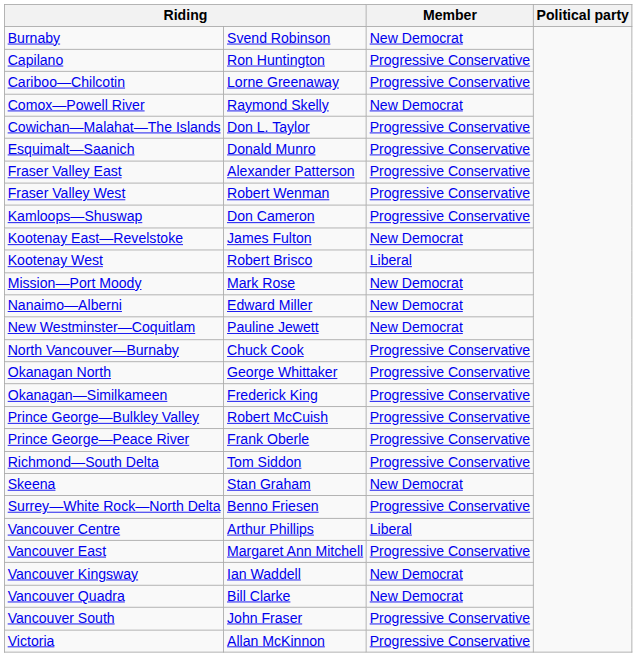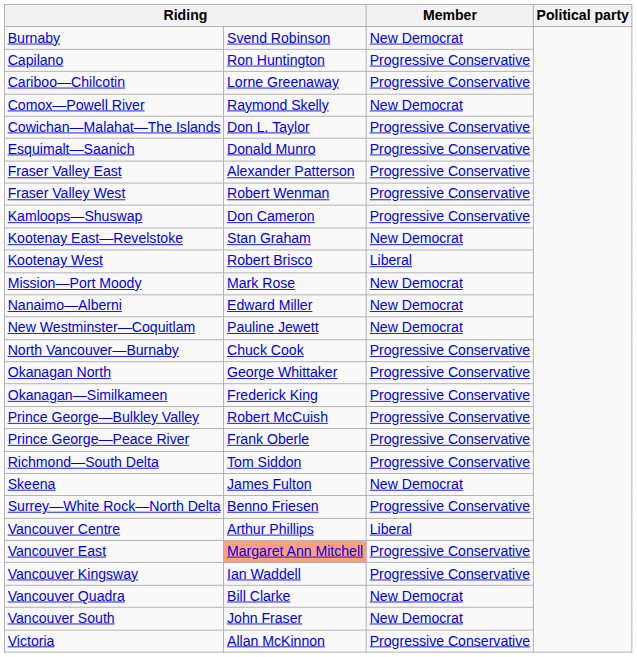(269, 238) James Fulton -> (269, 238) Stan Graham
(269, 484) Stan Graham -> (269, 484) James Fulton
(295, 551) no background -> (295, 551) lightsalmon background
(416, 573) New Democrat -> (450, 573) Progressive Conservative
(450, 618) Progressive Conservative -> (416, 618) New Democrat
